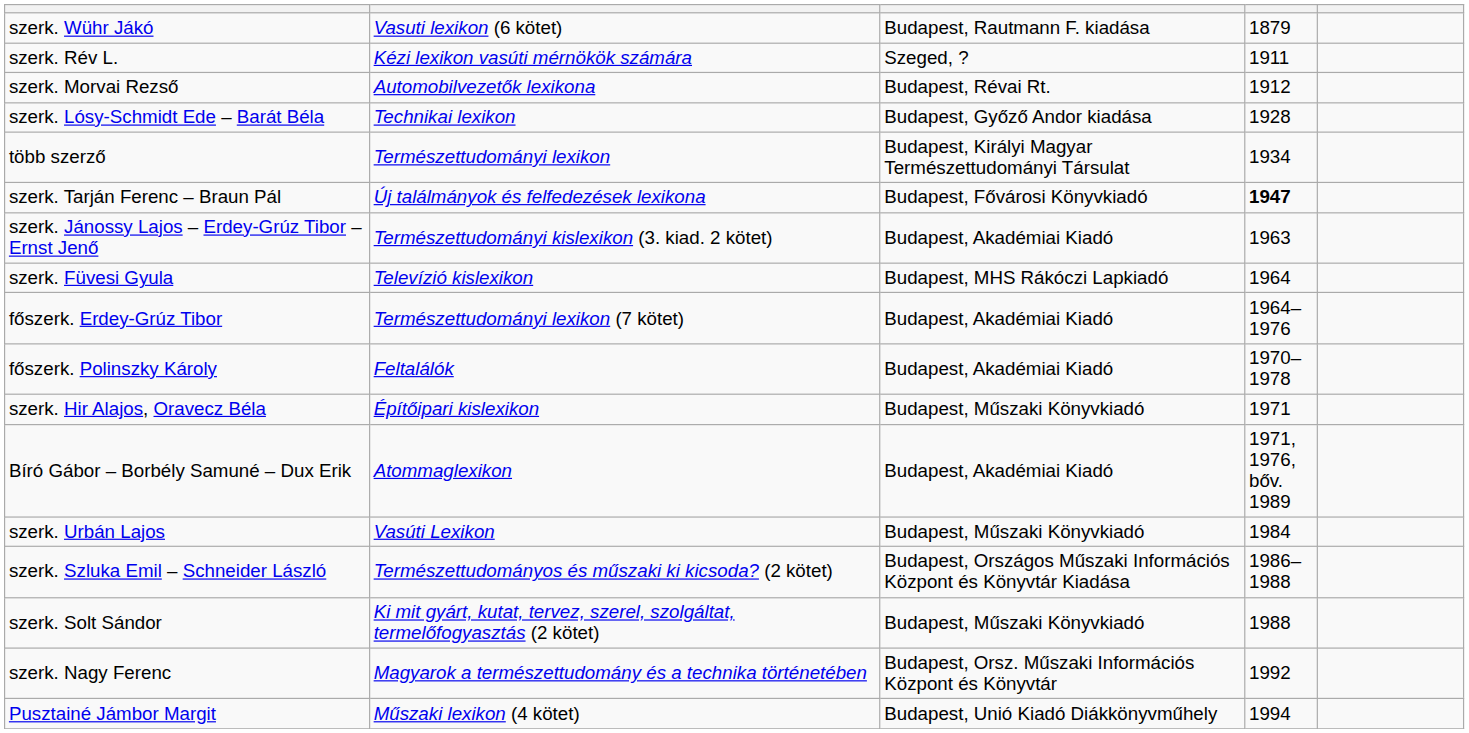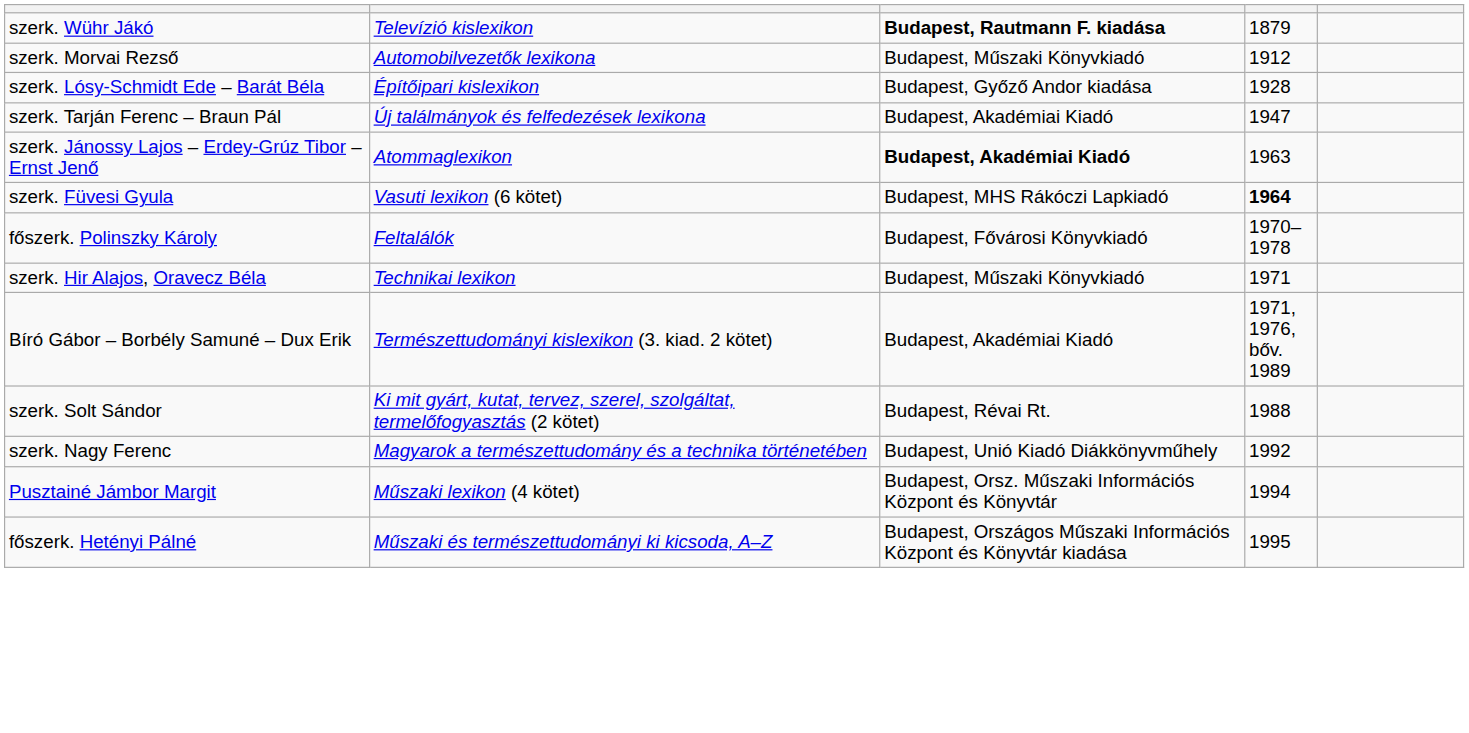(468, 27) Vasuti lexikon (6 kötet) -> (453, 27) Televízió kislexikon
(1017, 27) normal -> (1025, 27) bold
- row: (64, 57)
(968, 87) Budapest, Révai Rt. -> (1014, 57) Budapest, Műszaki Könyvkiadó
(445, 117) Technikai lexikon -> (456, 87) Építőipari kislexikon
- row: (57, 157)
(1016, 197) Budapest, Fővárosi Könyvkiadó -> (999, 117) Budapest, Akadémiai Kiadó
(1270, 197) bold -> (1270, 117) normal
(573, 237) Természettudományi kislexikon (3. kiad. 2 kötet) -> (443, 157) Atommaglexikon
(999, 237) normal -> (1007, 157) bold
(453, 277) Televízió kislexikon -> (468, 197) Vasuti lexikon (6 kötet)
(1270, 277) normal -> (1270, 197) bold
- row: (116, 318)
(999, 368) Budapest, Akadémiai Kiadó -> (1016, 237) Budapest, Fővárosi Könyvkiadó
(456, 409) Építőipari kislexikon -> (445, 277) Technikai lexikon
(443, 470) Atommaglexikon -> (573, 339) Természettudományi kislexikon (3. kiad. 2 kötet)
- row: (87, 531)
- row: (168, 571)
(1014, 622) Budapest, Műszaki Könyvkiadó -> (968, 411) Budapest, Révai Rt.
(1039, 673) Budapest, Orsz. Műszaki Információs Központ és Könyvtár -> (1051, 451) Budapest, Unió Kiadó Diákkönyvműhely
(1051, 713) Budapest, Unió Kiadó Diákkönyvműhely -> (1039, 491) Budapest, Orsz. Műszaki Információs Központ és Könyvtár
+ row: (103, 542)
